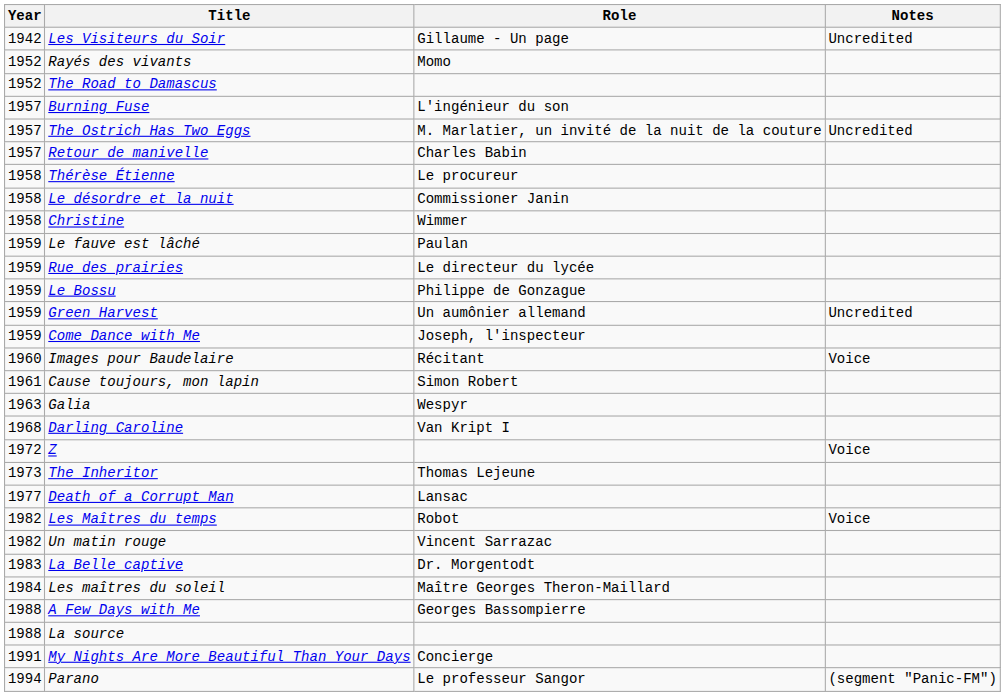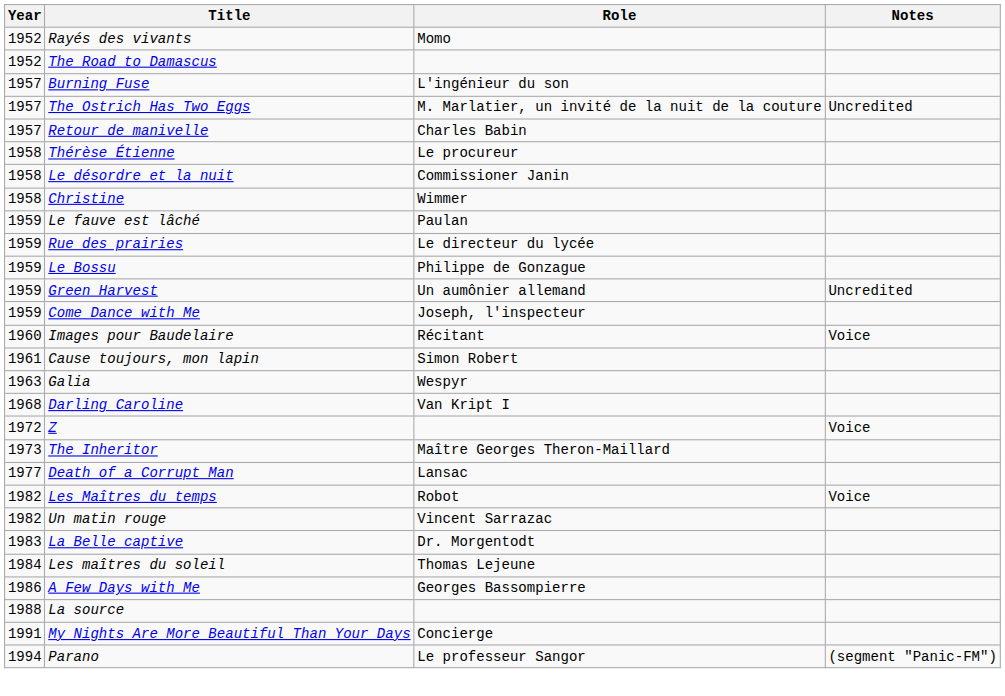- row: (137, 39)
(476, 474) Thomas Lejeune -> (544, 451) Maître Georges Theron-Maillard
(544, 588) Maître Georges Theron-Maillard -> (476, 565) Thomas Lejeune
(25, 611) 1988 -> (25, 588) 1986
